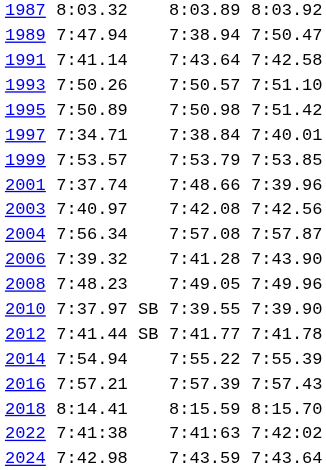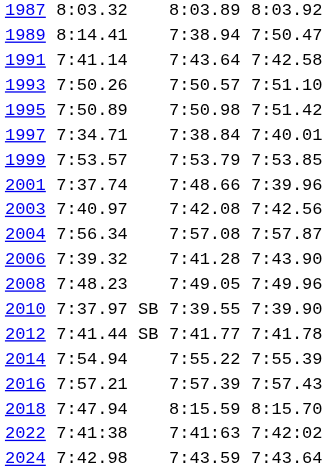(92, 36) 7:47.94 -> (92, 36) 8:14.41
(92, 409) 8:14.41 -> (92, 409) 7:47.94
